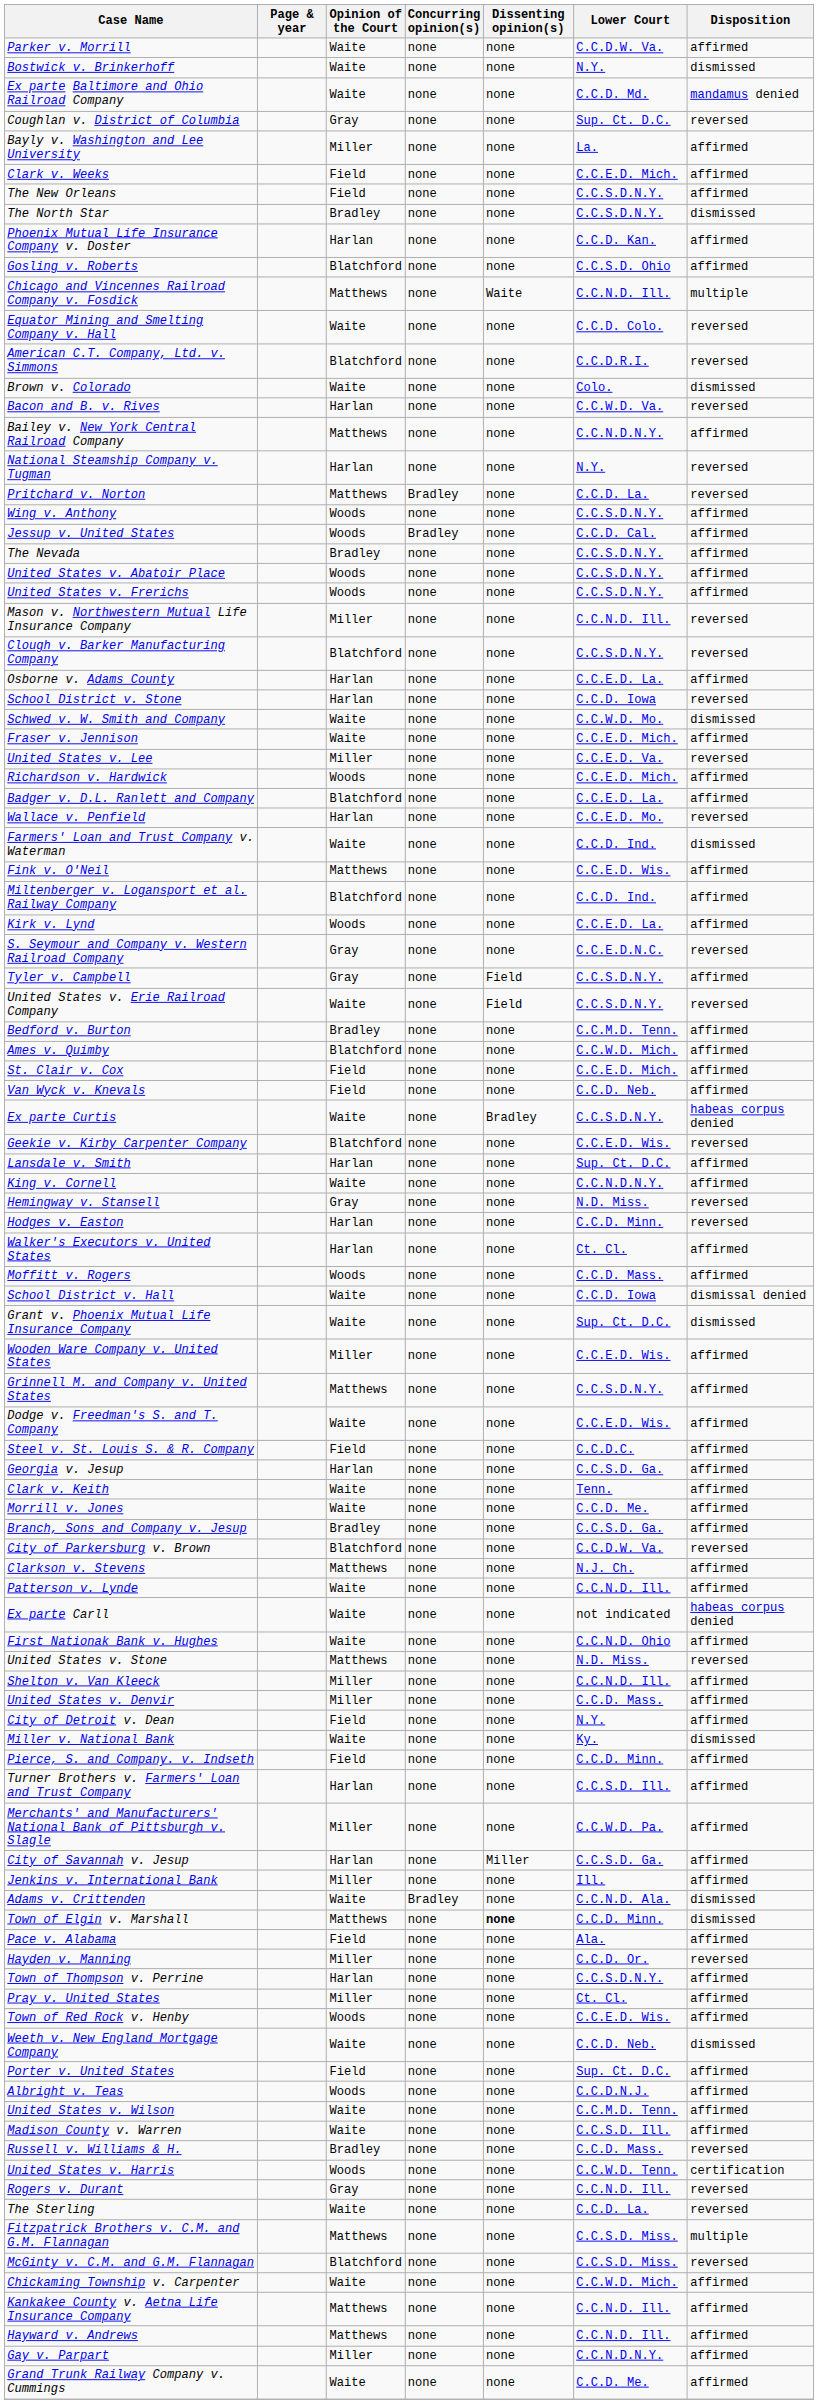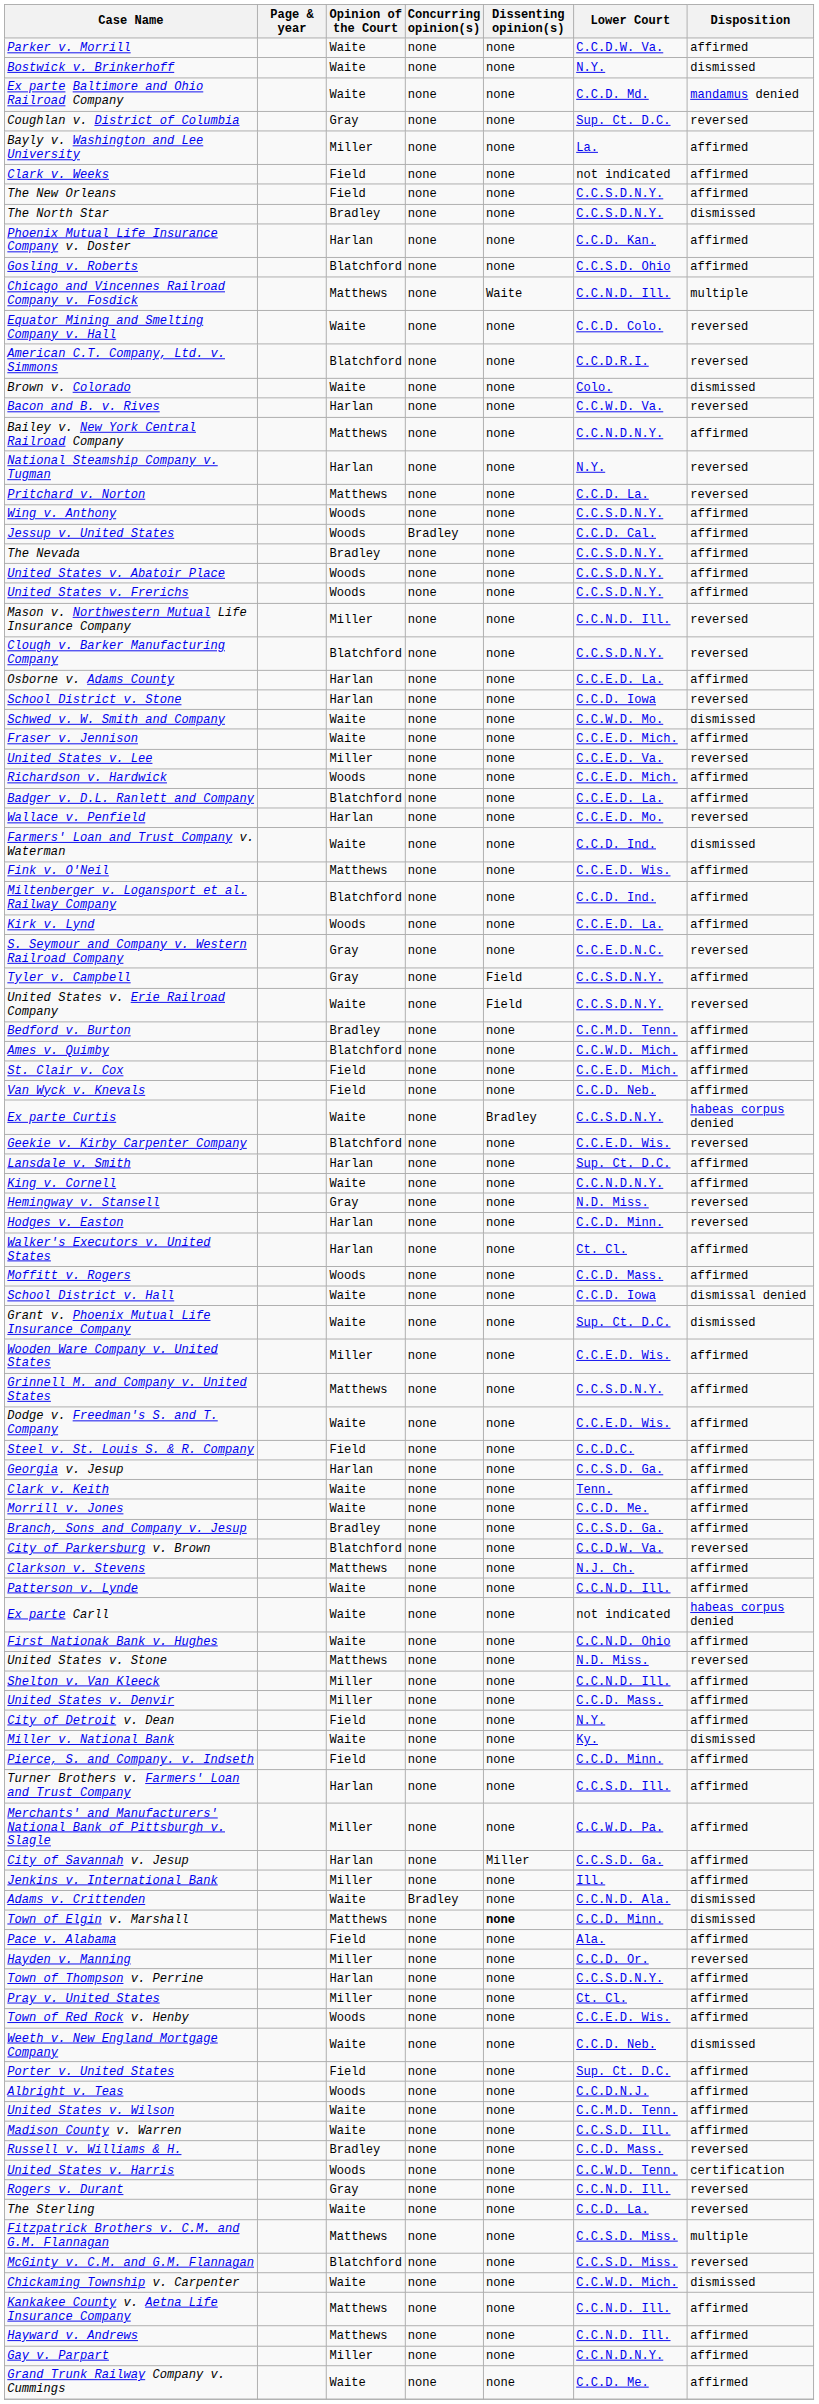(627, 174) C.C.E.D. Mich. -> (623, 174) not indicated
(433, 495) Bradley -> (422, 495) none
(719, 2283) affirmed -> (723, 2283) dismissed
